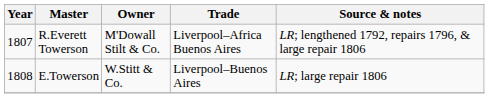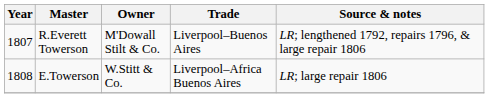(218, 41) Liverpool–Africa Buenos Aires -> (220, 41) Liverpool–Buenos Aires
(220, 75) Liverpool–Buenos Aires -> (218, 75) Liverpool–Africa Buenos Aires
